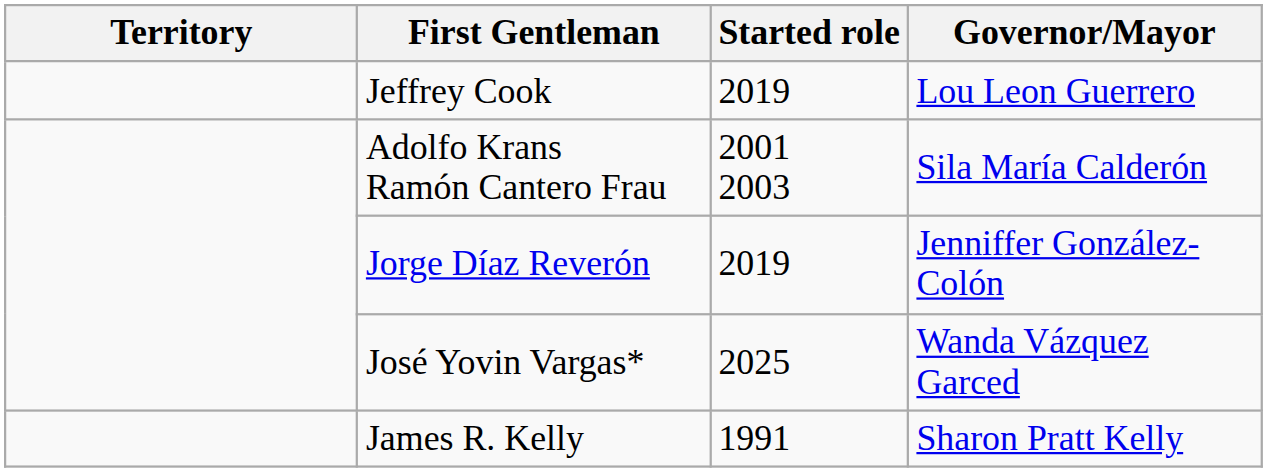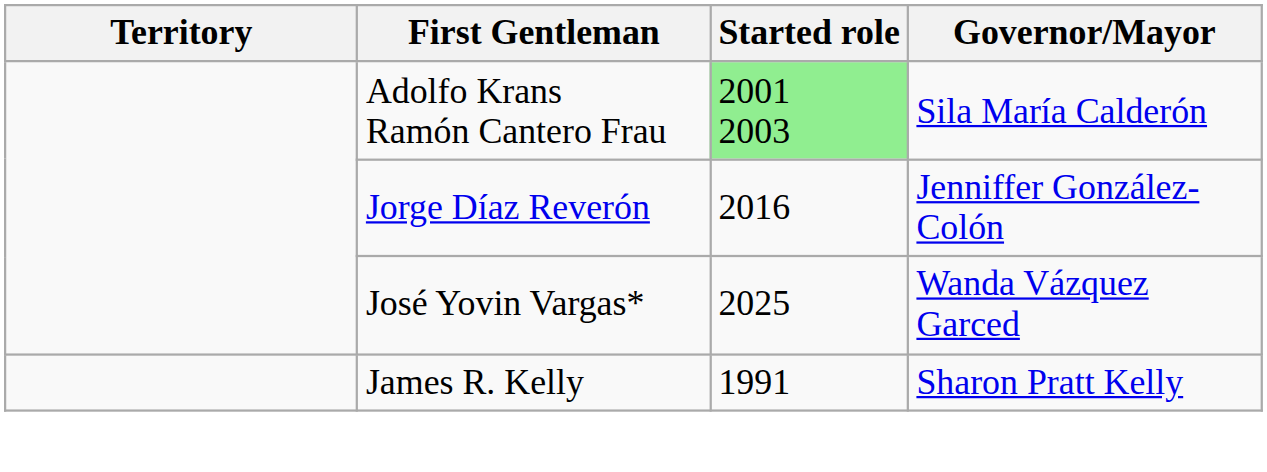- row: (459, 89)
(754, 166) no background -> (754, 109) lightgreen background
(754, 263) 2019 -> (754, 207) 2016
